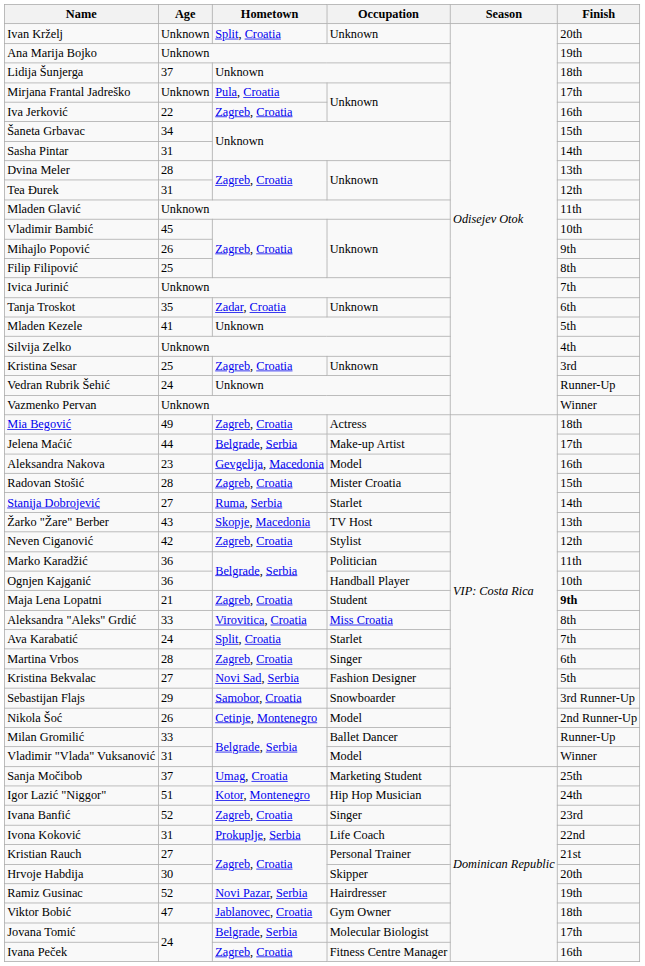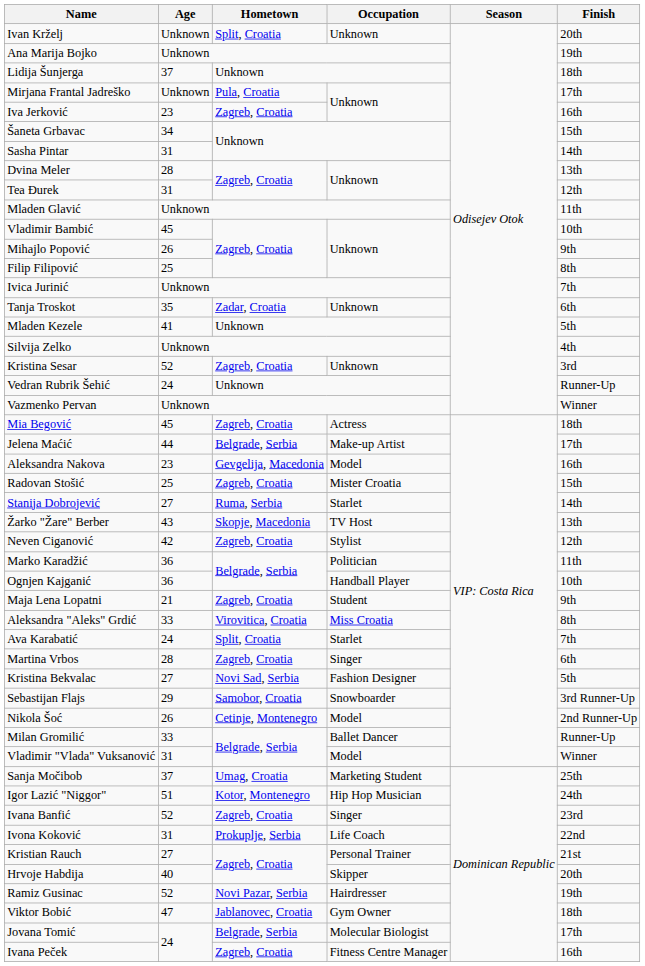(167, 111) 22 -> (167, 111) 23
(167, 365) 25 -> (167, 365) 52
(167, 424) 49 -> (167, 424) 45
(167, 483) 28 -> (167, 483) 25
(569, 600) bold -> (568, 600) normal
(167, 873) 30 -> (167, 873) 40
